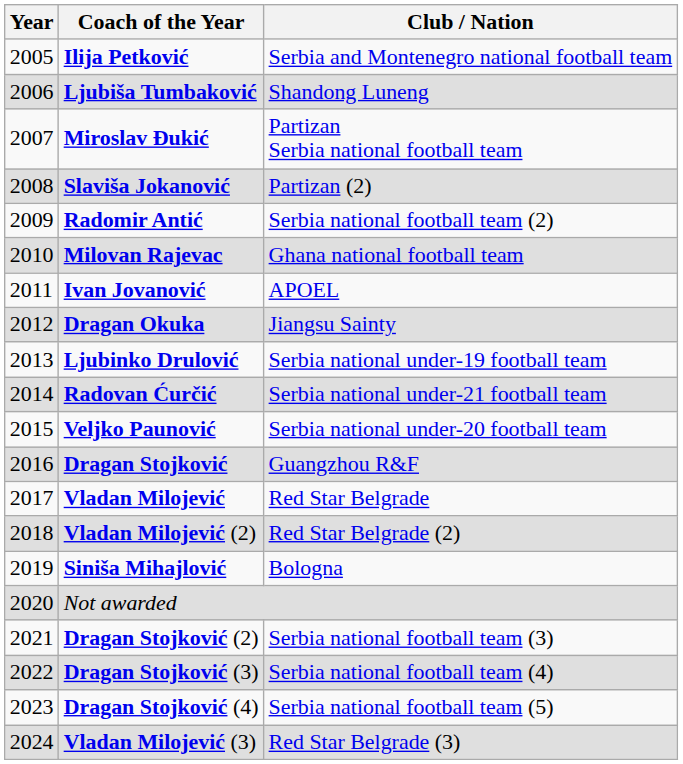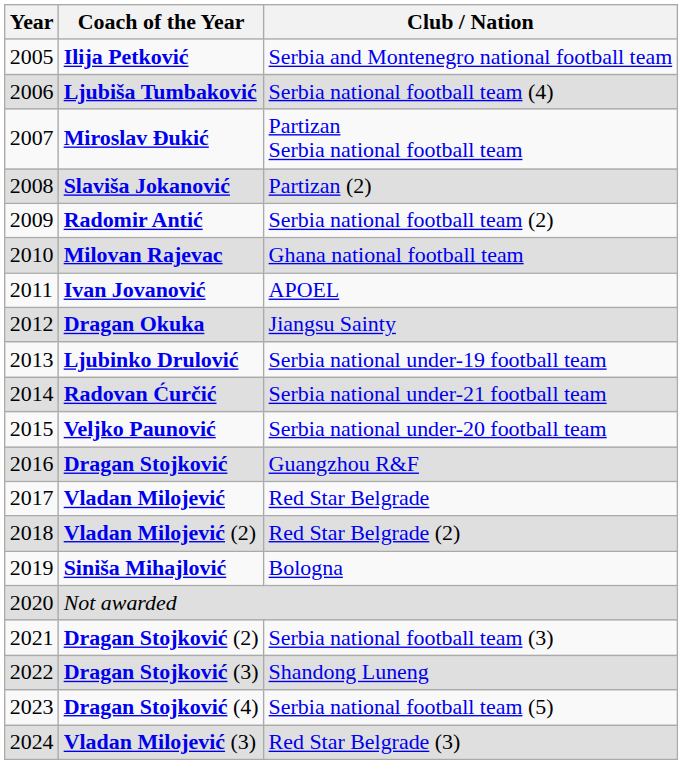(349, 91) Shandong Luneng -> (411, 91) Serbia national football team (4)
(411, 672) Serbia national football team (4) -> (349, 672) Shandong Luneng
